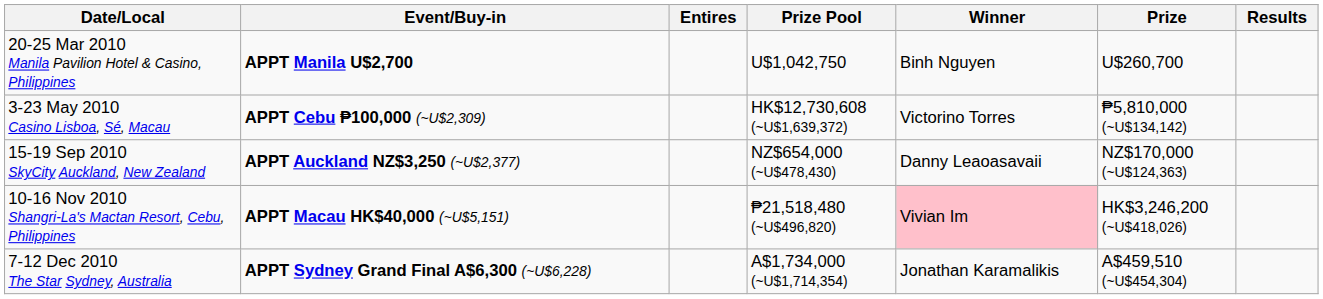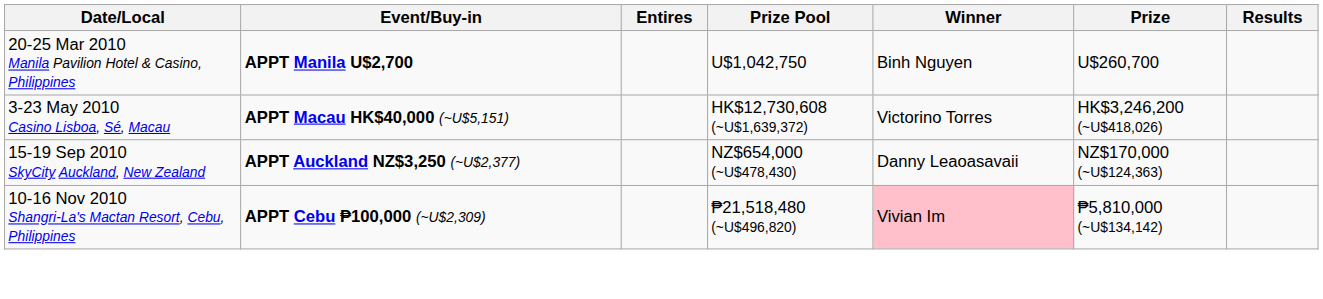(365, 117) APPT Cebu ₱100,000 (~U$2,309) -> (377, 117) APPT Macau HK$40,000 (~U$5,151)
(1144, 117) ₱5,810,000 (~U$134,142) -> (1131, 117) HK$3,246,200 (~U$418,026)
(377, 216) APPT Macau HK$40,000 (~U$5,151) -> (365, 216) APPT Cebu ₱100,000 (~U$2,309)
(1155, 216) HK$3,246,200 (~U$418,026) -> (1120, 216) ₱5,810,000 (~U$134,142)
- row: (90, 271)
